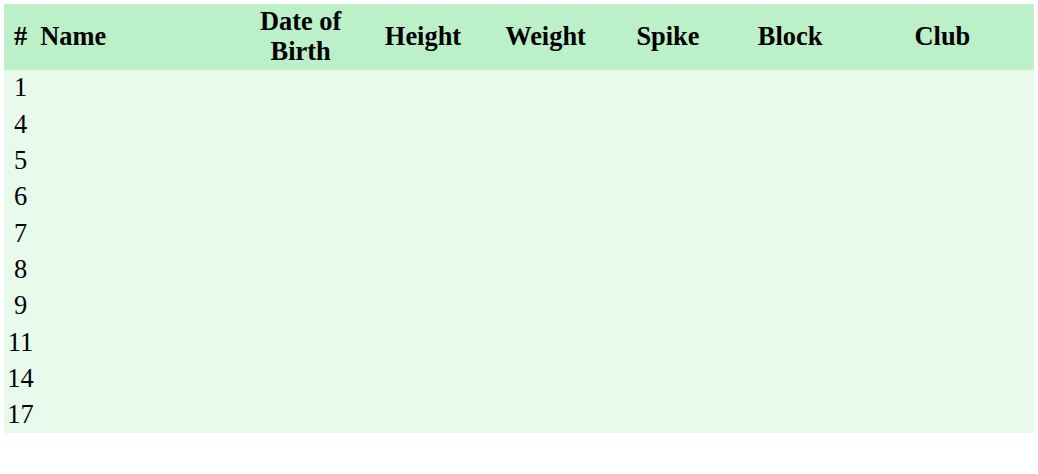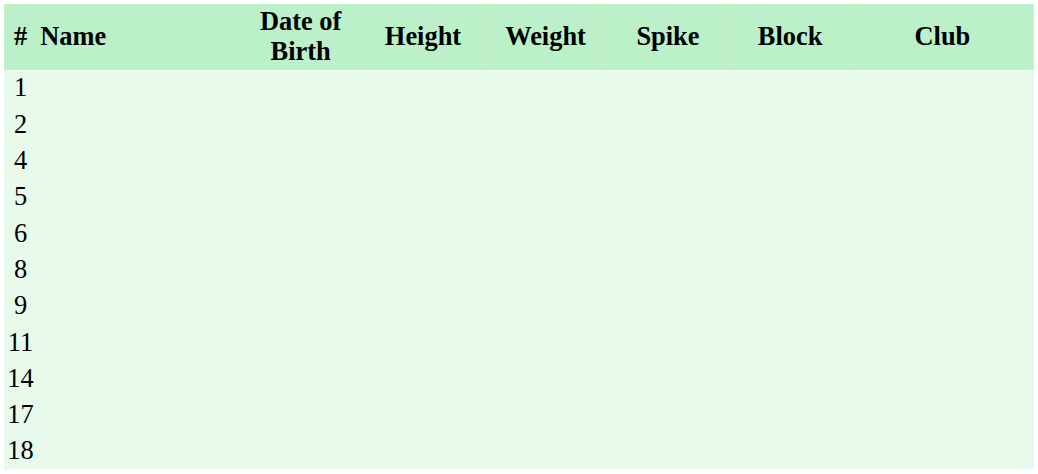+ row: (20, 124)
- row: (20, 233)
+ row: (20, 450)
